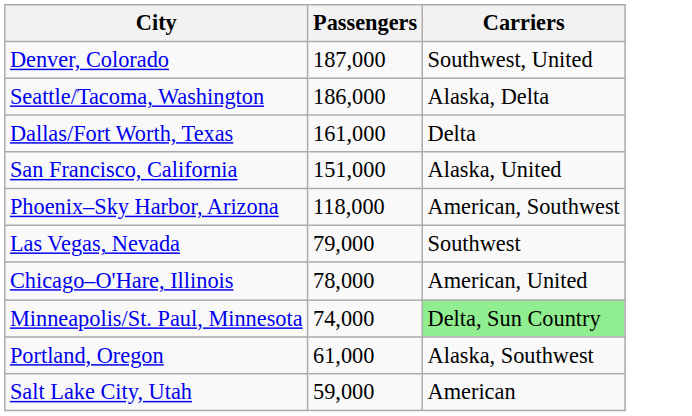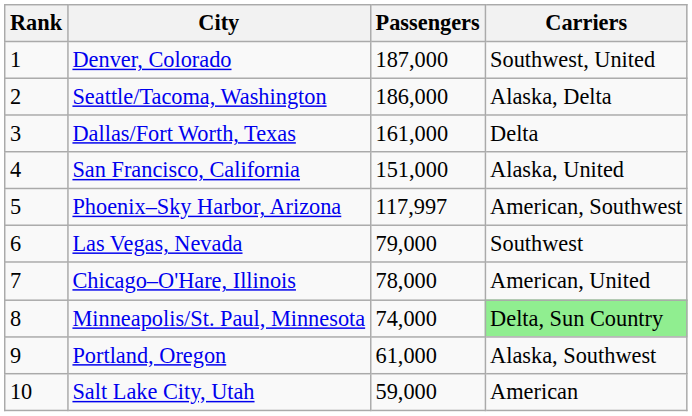+ column: (36, 23)
(349, 207) 118,000 -> (411, 207) 117,997
